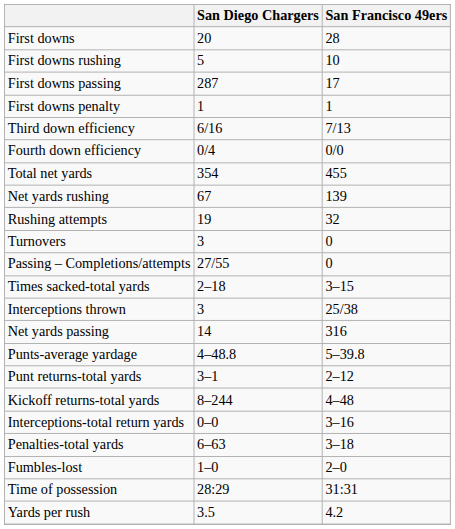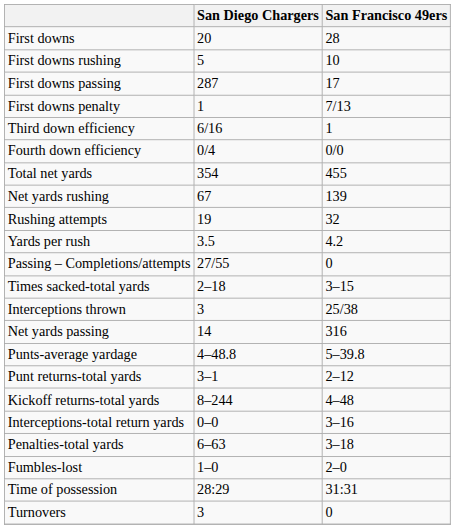(329, 106) 1 -> (338, 106) 7/13
(338, 128) 7/13 -> (329, 128) 1
rows swapped: (49, 512) <-> (37, 241)
